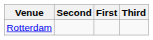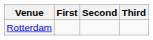columns swapped: (107, 12) <-> (74, 12)
